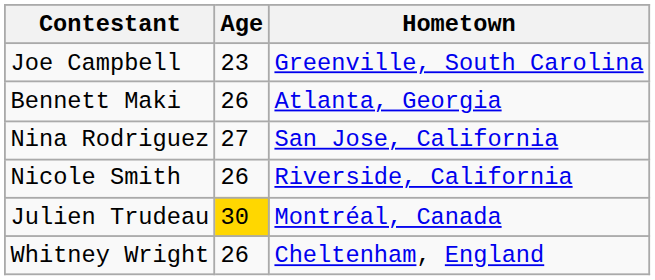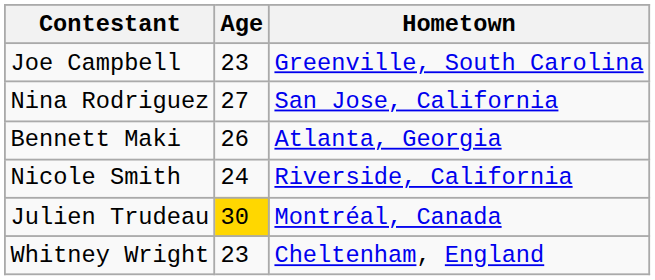rows swapped: (96, 101) <-> (110, 140)
(235, 178) 26 -> (235, 178) 24
(235, 256) 26 -> (235, 256) 23
